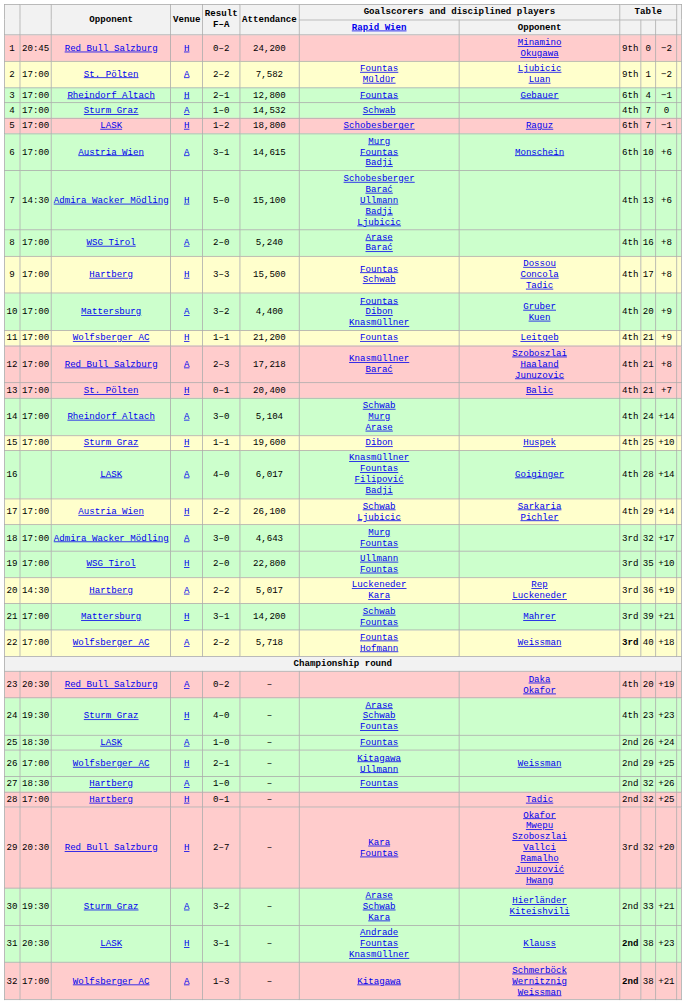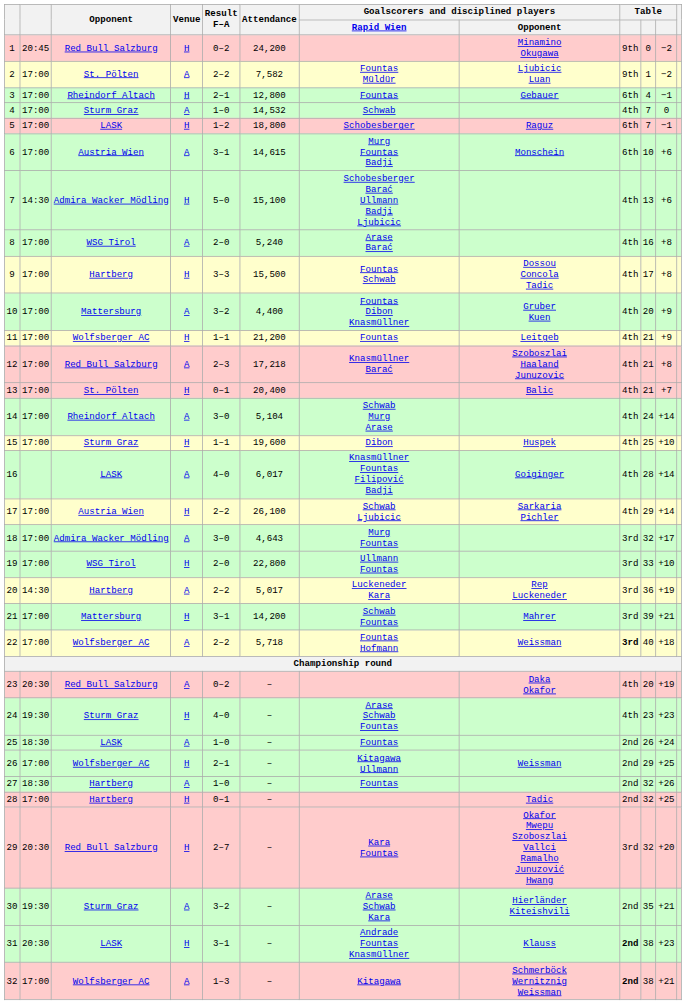(648, 564) 35 -> (648, 564) 33
(648, 906) 33 -> (648, 906) 35
